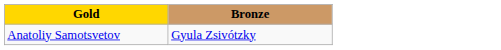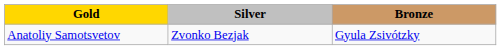+ column: (250, 14)
